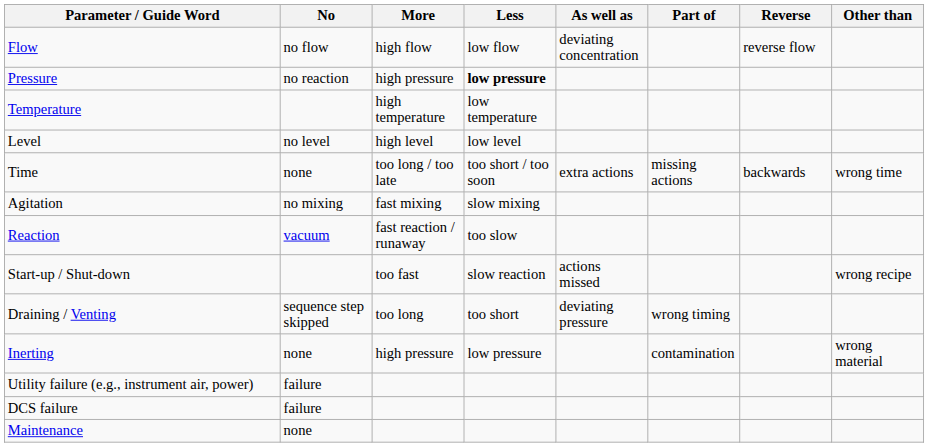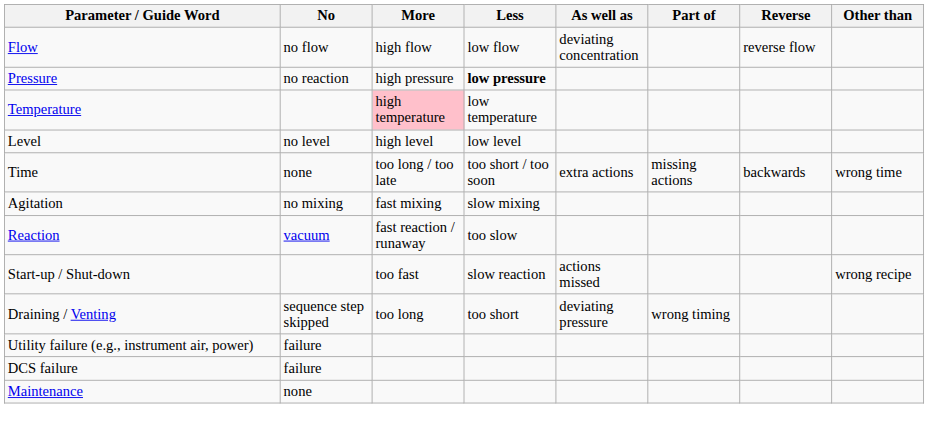(410, 109) no background -> (410, 109) pink background
- row: (31, 353)
